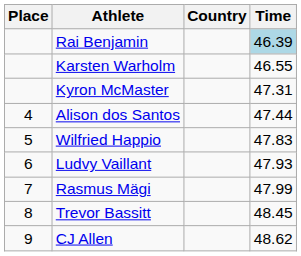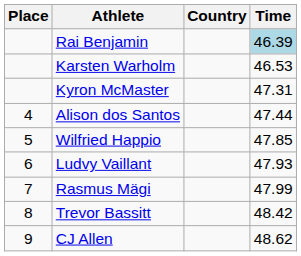(273, 66) 46.55 -> (273, 66) 46.53
(273, 139) 47.83 -> (273, 139) 47.85
(273, 213) 48.45 -> (273, 213) 48.42
